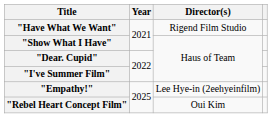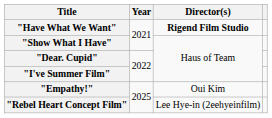(208, 27) normal -> (208, 27) bold
(208, 89) Lee Hye-in (2eehyeinfilm) -> (208, 89) Oui Kim
(208, 105) Oui Kim -> (208, 105) Lee Hye-in (2eehyeinfilm)
